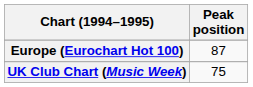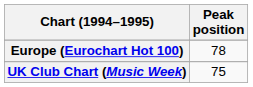(218, 51) 87 -> (218, 51) 78
